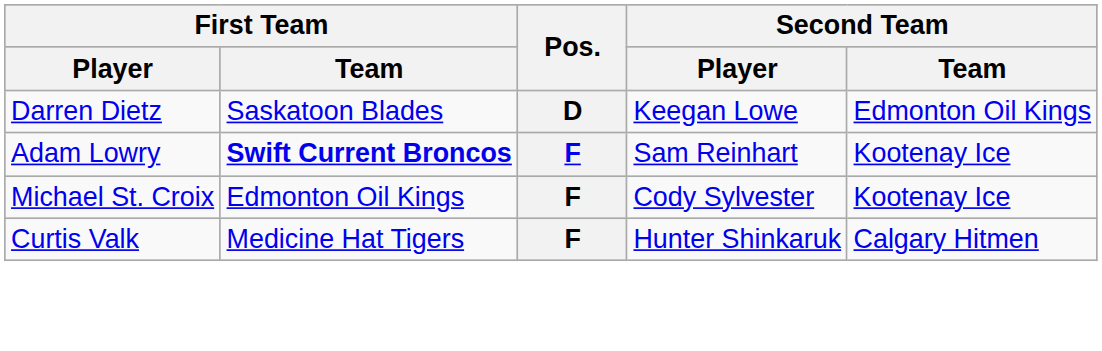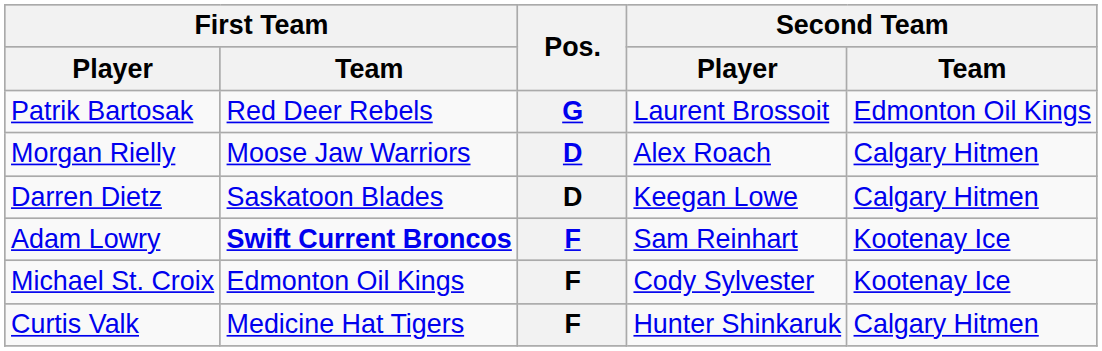+ row: (102, 111)
+ row: (93, 153)
(972, 111) Edmonton Oil Kings -> (946, 196) Calgary Hitmen
